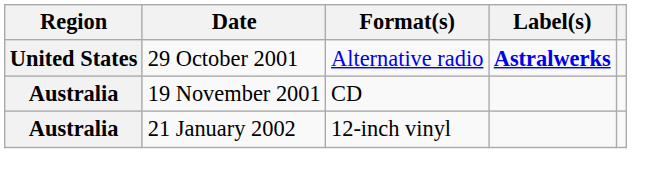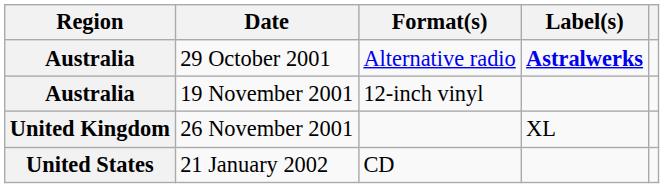(74, 57) United States -> (90, 57) Australia
(347, 93) CD -> (423, 93) 12-inch vinyl
+ row: (267, 128)
(74, 128) Australia -> (90, 164) United States
(391, 128) 12-inch vinyl -> (379, 164) CD
